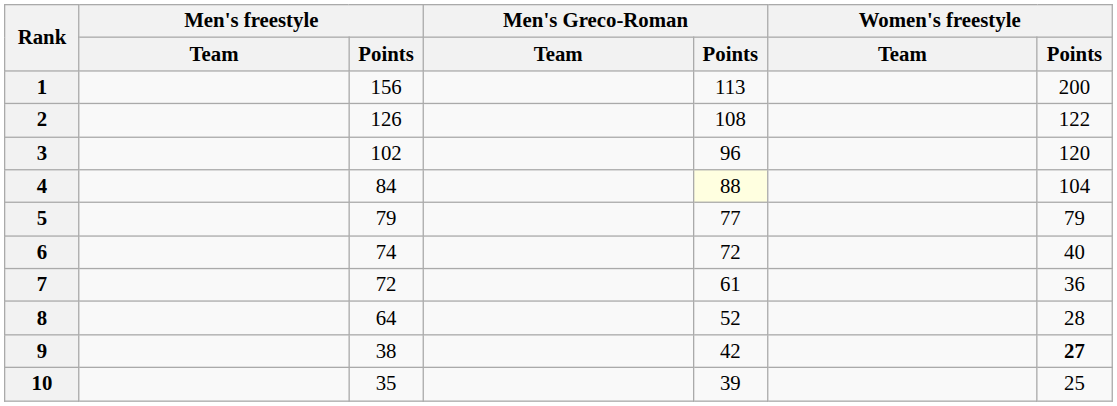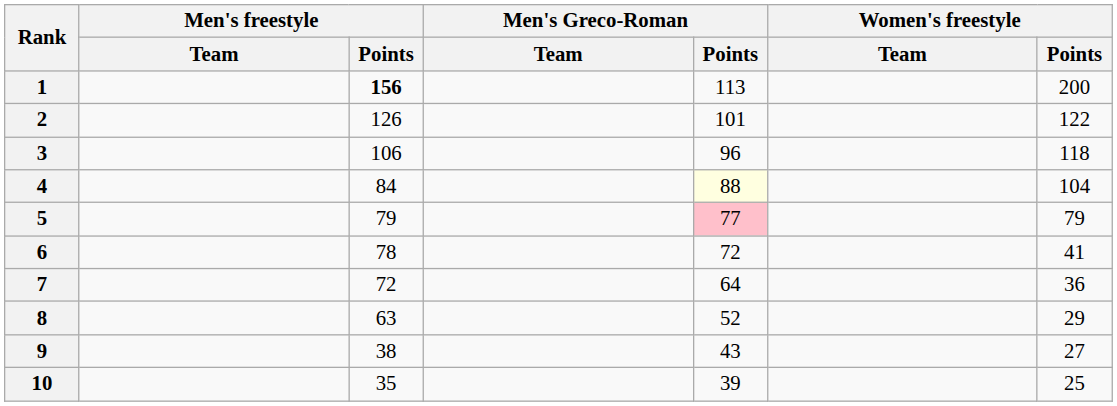(386, 86) normal -> (386, 86) bold
(730, 119) 108 -> (730, 119) 101
(386, 152) 102 -> (386, 152) 106
(1074, 152) 120 -> (1074, 152) 118
(730, 218) no background -> (730, 218) pink background
(386, 251) 74 -> (386, 251) 78
(1074, 251) 40 -> (1074, 251) 41
(730, 284) 61 -> (730, 284) 64
(386, 317) 64 -> (386, 317) 63
(1074, 317) 28 -> (1074, 317) 29
(730, 350) 42 -> (730, 350) 43
(1074, 350) bold -> (1074, 350) normal
